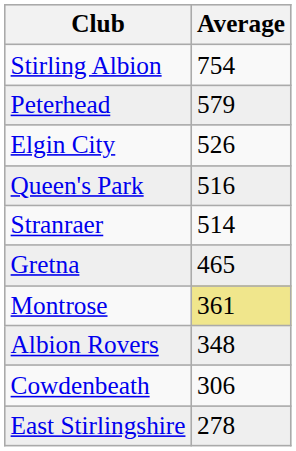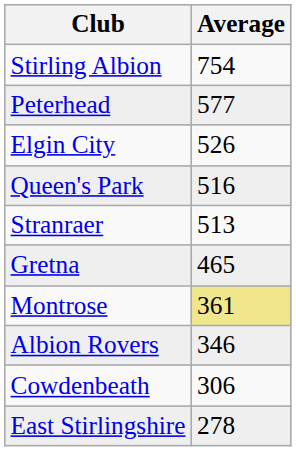(216, 104) 579 -> (216, 104) 577
(216, 225) 514 -> (216, 225) 513
(216, 345) 348 -> (216, 345) 346
